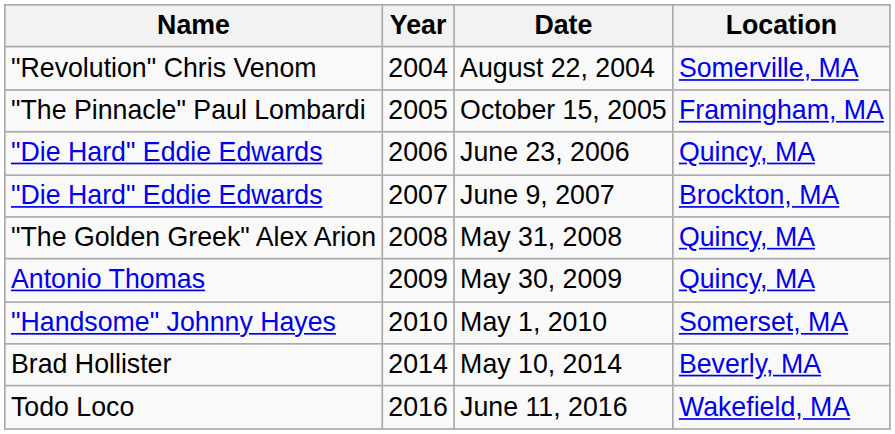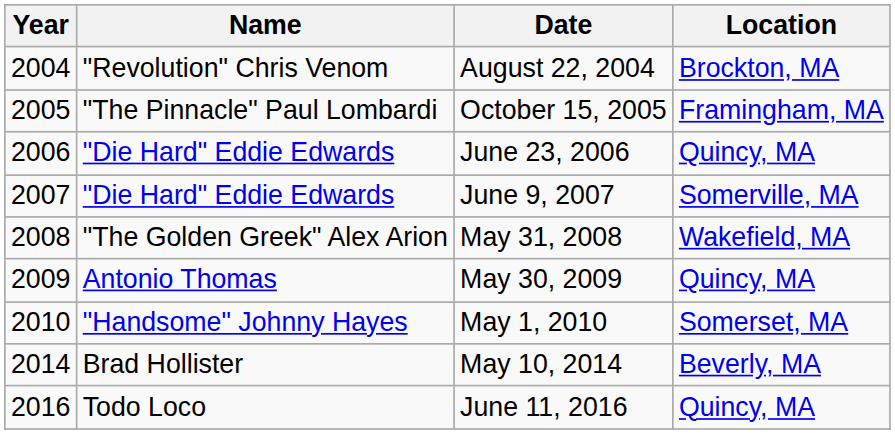columns swapped: (418, 25) <-> (194, 25)
(769, 68) Somerville, MA -> (759, 68) Brockton, MA
(759, 195) Brockton, MA -> (769, 195) Somerville, MA
(747, 237) Quincy, MA -> (765, 237) Wakefield, MA
(765, 407) Wakefield, MA -> (747, 407) Quincy, MA
